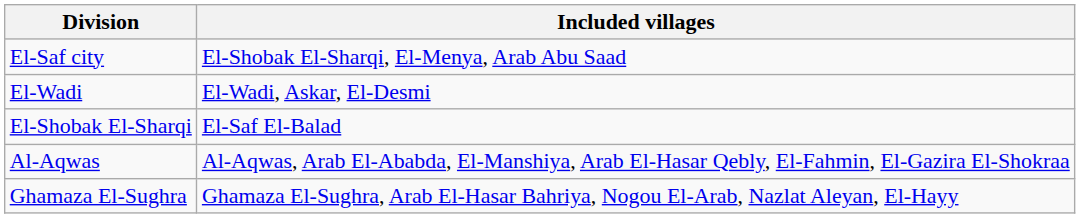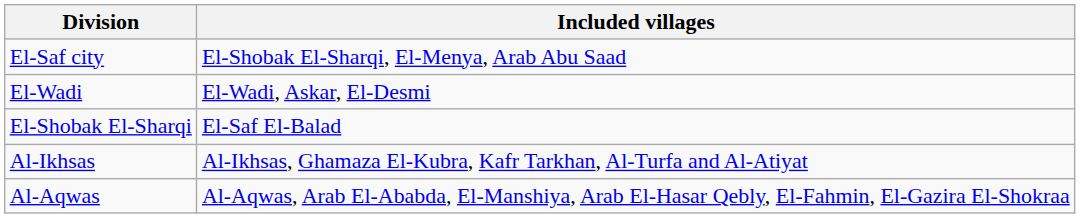+ row: (52, 160)
- row: (98, 195)
